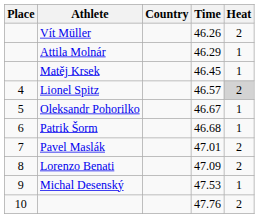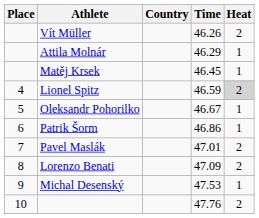(208, 90) 46.57 -> (208, 90) 46.59
(208, 128) 46.68 -> (208, 128) 46.86
